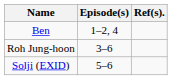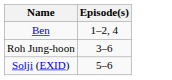- column: (149, 13)
